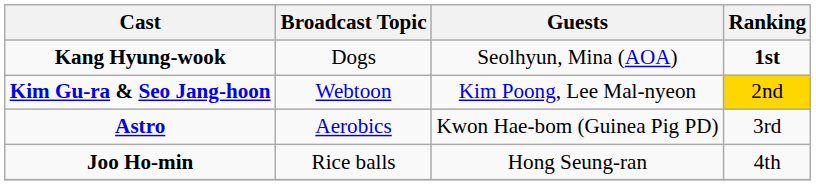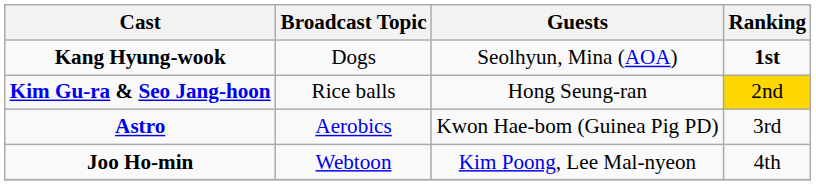(354, 92) Webtoon -> (354, 92) Rice balls
(577, 92) Kim Poong, Lee Mal-nyeon -> (577, 92) Hong Seung-ran
(354, 161) Rice balls -> (354, 161) Webtoon
(577, 161) Hong Seung-ran -> (577, 161) Kim Poong, Lee Mal-nyeon
